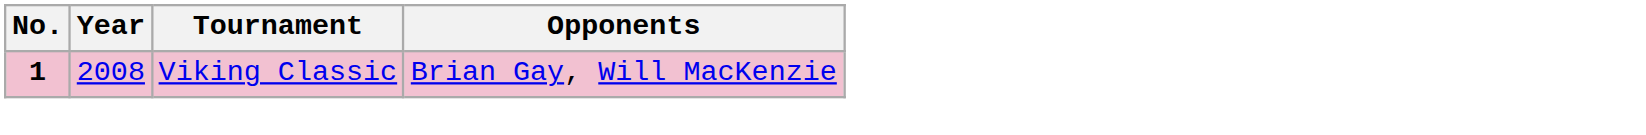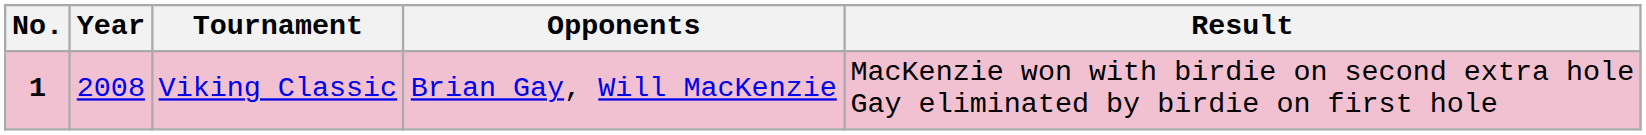+ column: (1242, 28)
